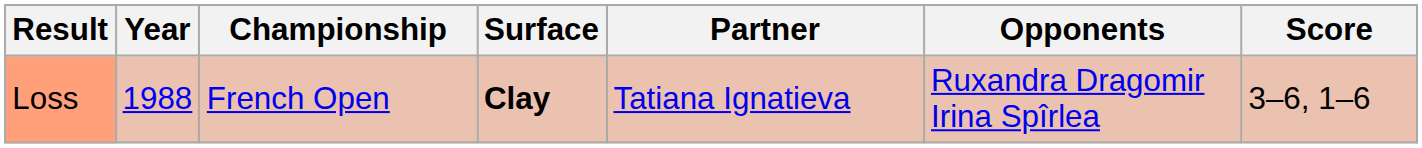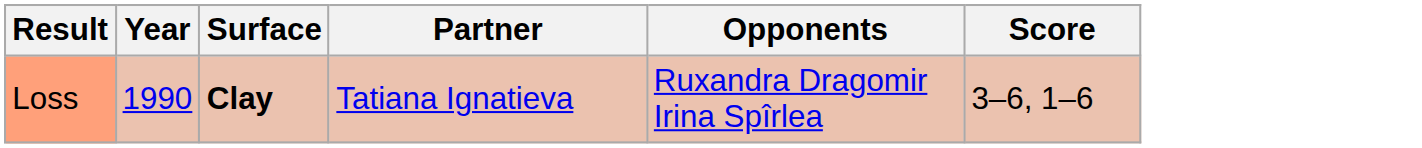- column: (338, 29)
(157, 98) 1988 -> (157, 98) 1990
